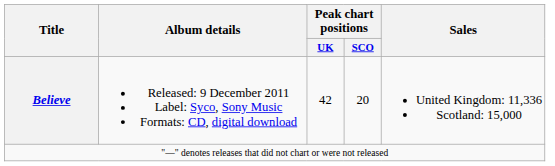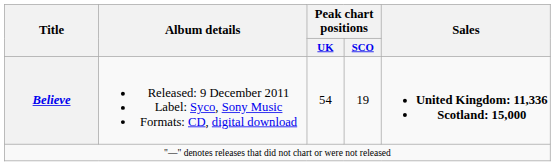(325, 100) 42 -> (325, 100) 54
(363, 100) 20 -> (363, 100) 19
(463, 107) normal -> (466, 107) bold
